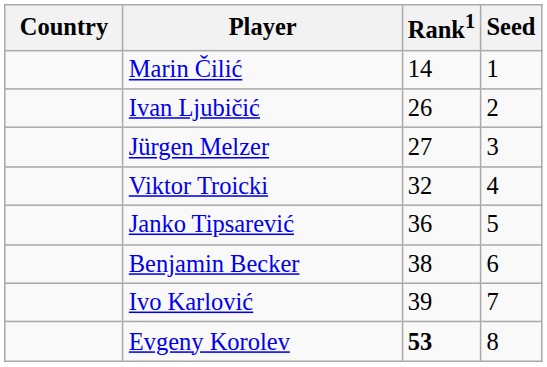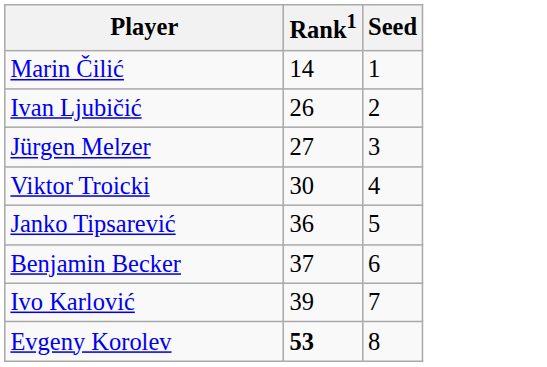- column: (64, 27)
(420, 185) 32 -> (302, 185) 30
(420, 263) 38 -> (302, 263) 37
